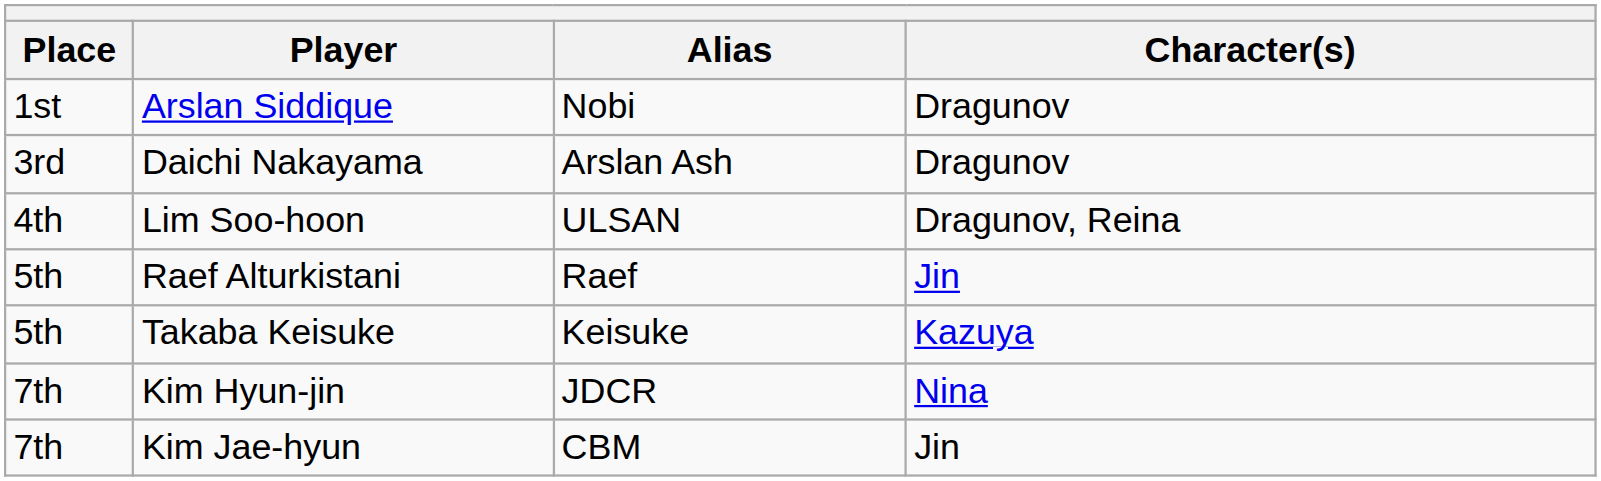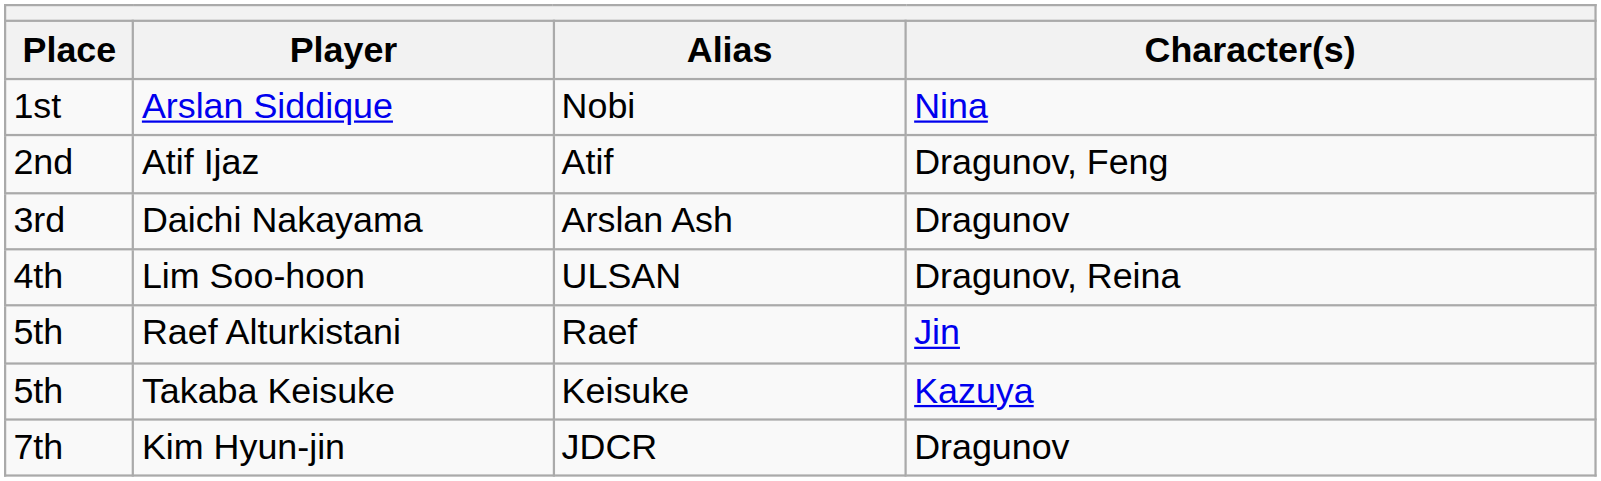(992, 106) Dragunov -> (951, 106) Nina
+ row: (201, 163)
(951, 390) Nina -> (992, 447) Dragunov
- row: (251, 447)
